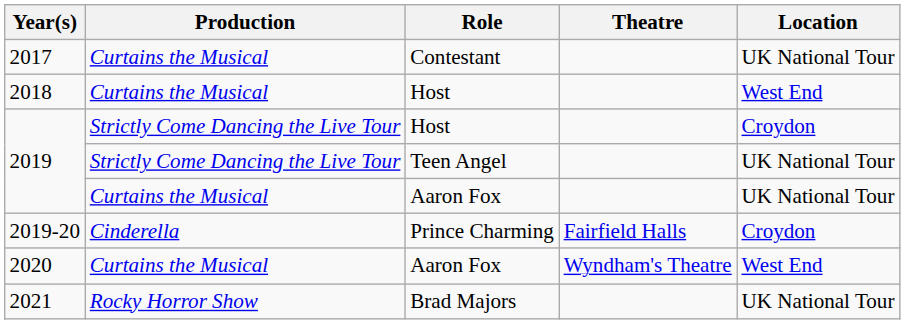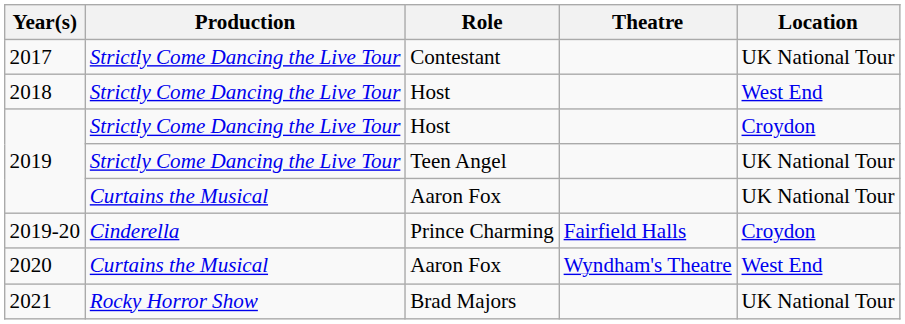(179, 56) Curtains the Musical -> (245, 56) Strictly Come Dancing the Live Tour
(179, 91) Curtains the Musical -> (245, 91) Strictly Come Dancing the Live Tour
